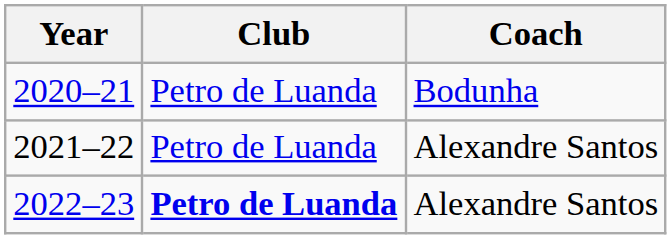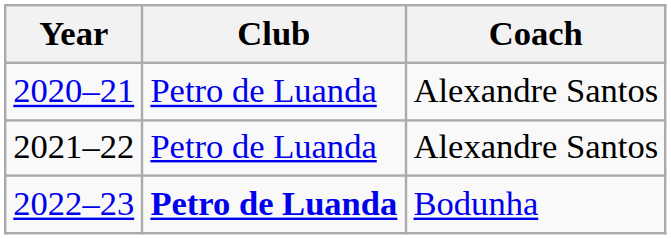(476, 90) Bodunha -> (536, 90) Alexandre Santos
(536, 204) Alexandre Santos -> (476, 204) Bodunha
